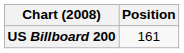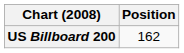(149, 36) 161 -> (149, 36) 162
